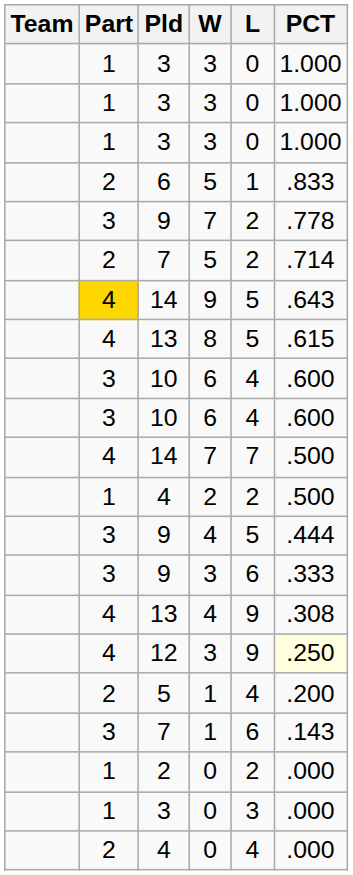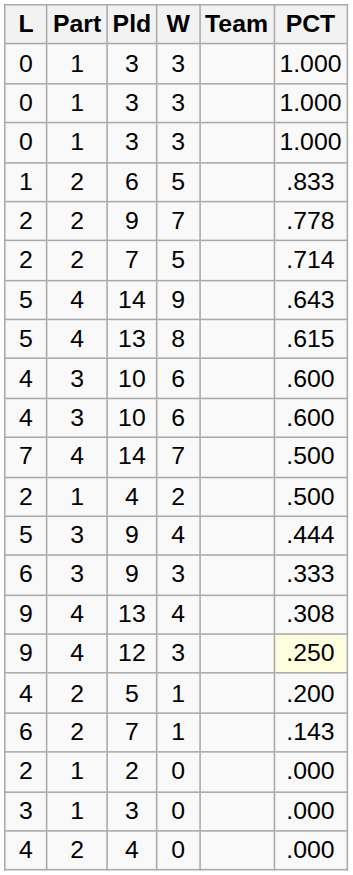columns swapped: (42, 24) <-> (252, 24)
(109, 220) 3 -> (77, 220) 2
(109, 299) gold background -> (77, 299) no background
(109, 732) 3 -> (77, 732) 2
